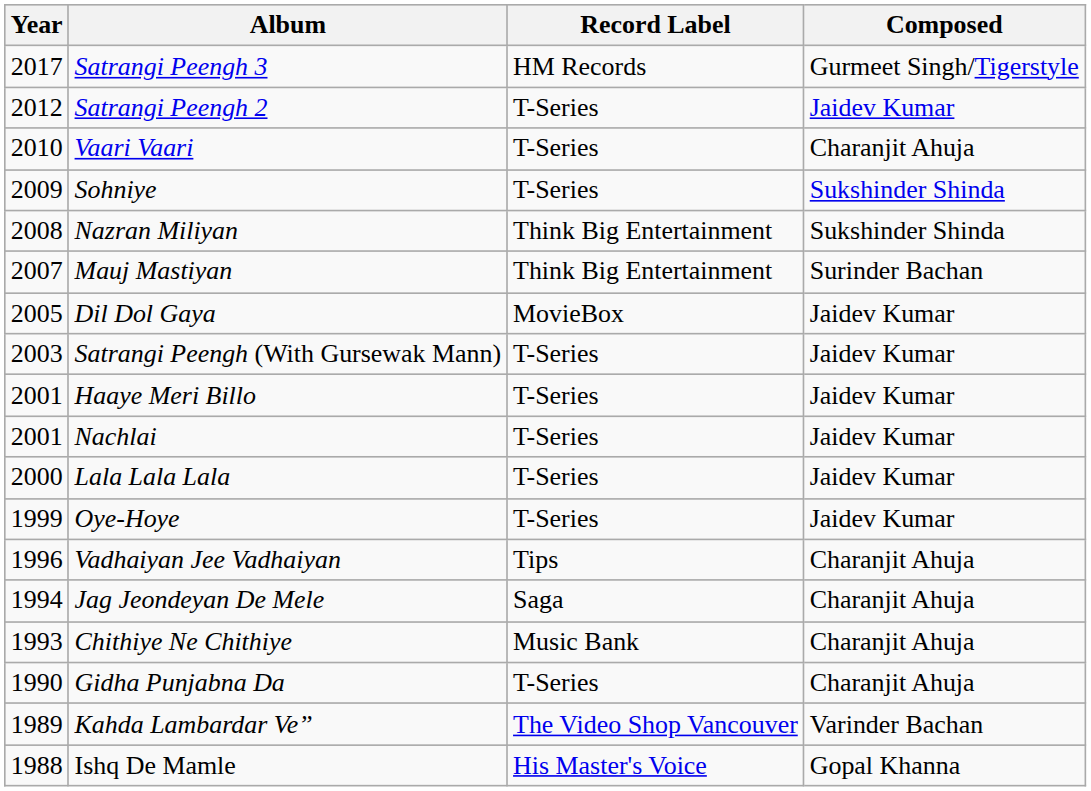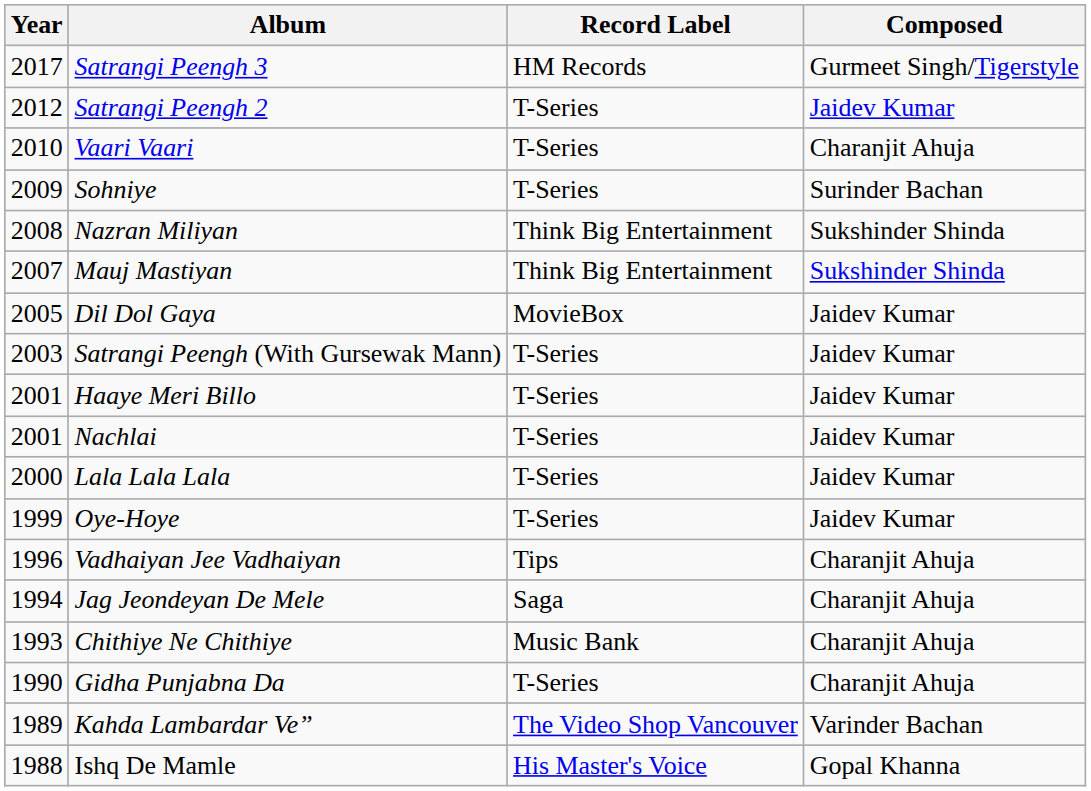(907, 189) Sukshinder Shinda -> (896, 189) Surinder Bachan
(896, 271) Surinder Bachan -> (907, 271) Sukshinder Shinda
